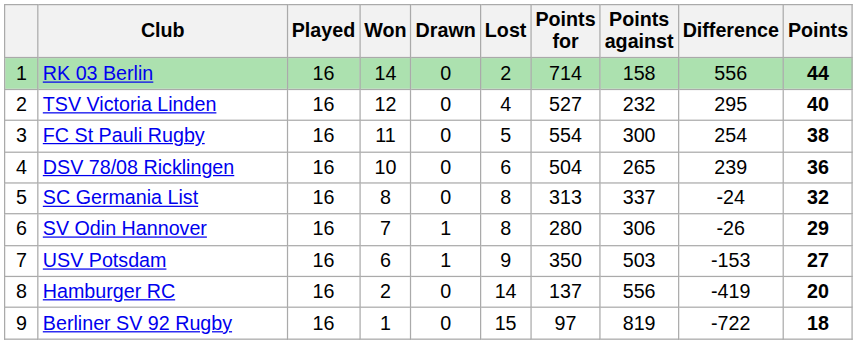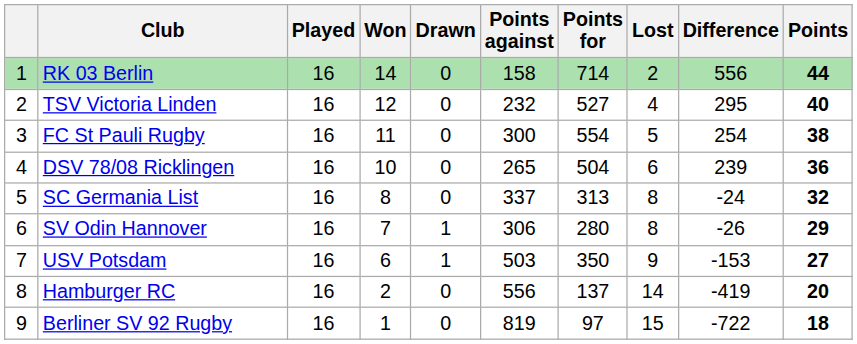columns swapped: (506, 31) <-> (639, 31)
